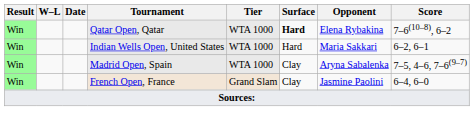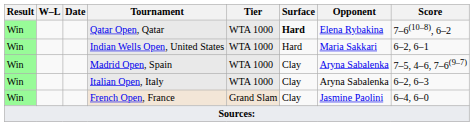+ row: (127, 81)
